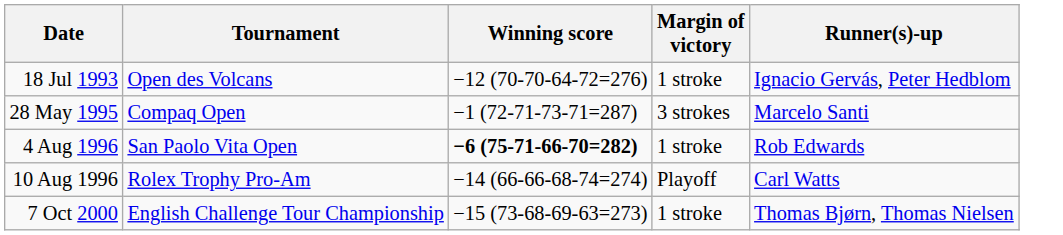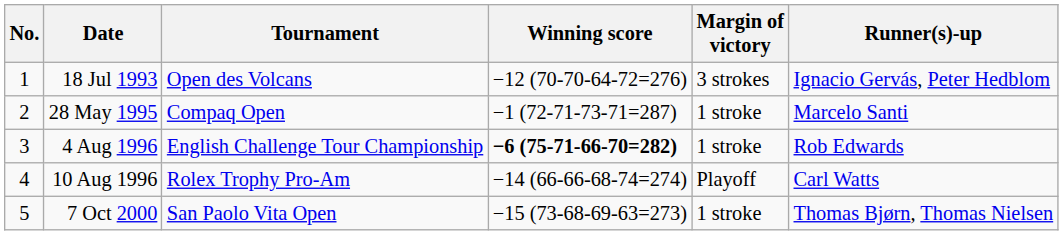+ column: (24, 33)
(690, 79) 1 stroke -> (733, 79) 3 strokes
(693, 112) 3 strokes -> (729, 112) 1 stroke
(212, 146) San Paolo Vita Open -> (325, 146) English Challenge Tour Championship
(286, 213) English Challenge Tour Championship -> (252, 213) San Paolo Vita Open
